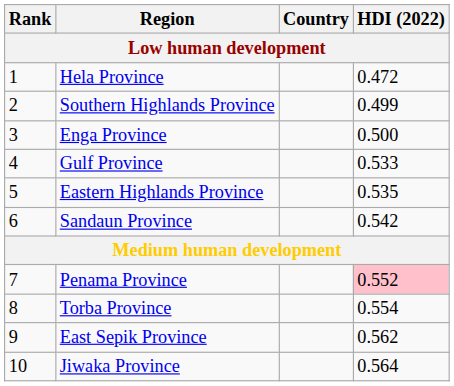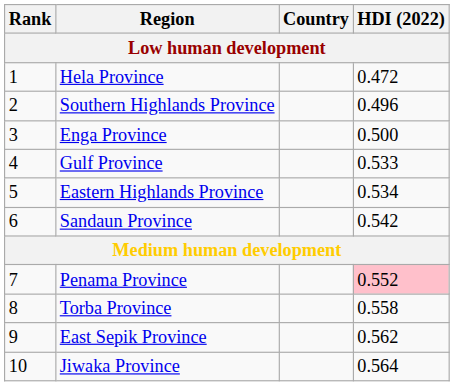(378, 105) 0.499 -> (378, 105) 0.496
(378, 192) 0.535 -> (378, 192) 0.534
(378, 308) 0.554 -> (378, 308) 0.558
